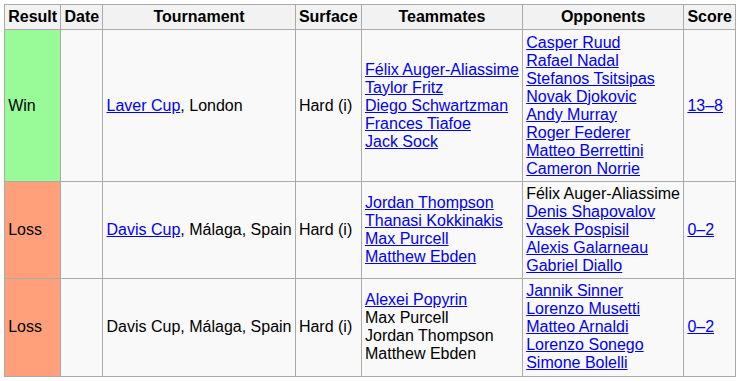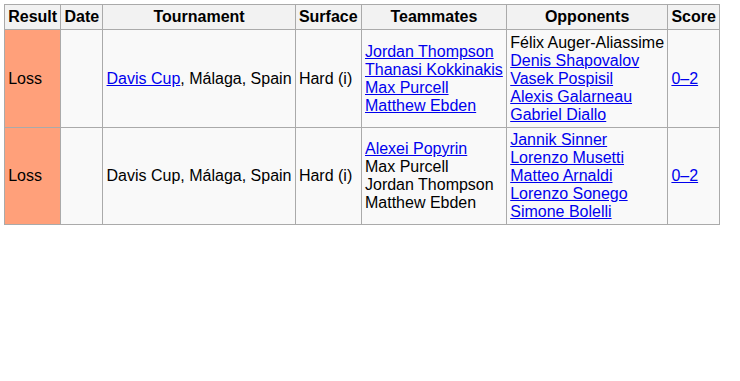- row: (22, 105)
